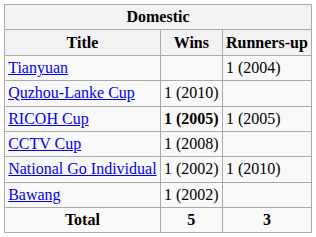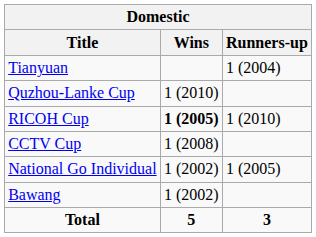(253, 118) 1 (2005) -> (253, 118) 1 (2010)
(253, 169) 1 (2010) -> (253, 169) 1 (2005)
